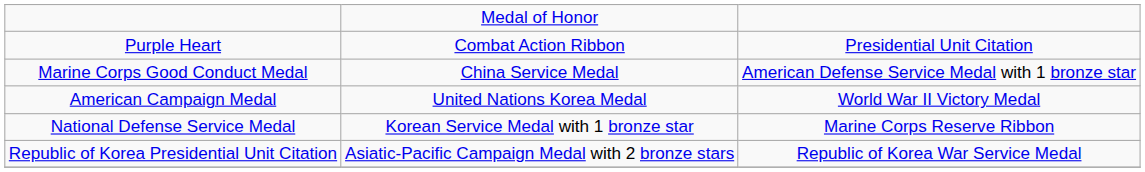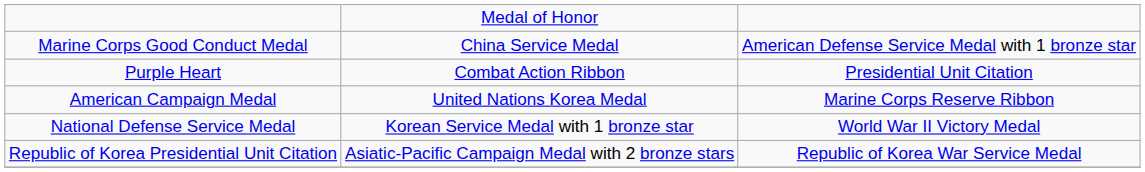rows swapped: (173, 45) <-> (173, 72)
(939, 99) World War II Victory Medal -> (939, 99) Marine Corps Reserve Ribbon
(939, 126) Marine Corps Reserve Ribbon -> (939, 126) World War II Victory Medal
